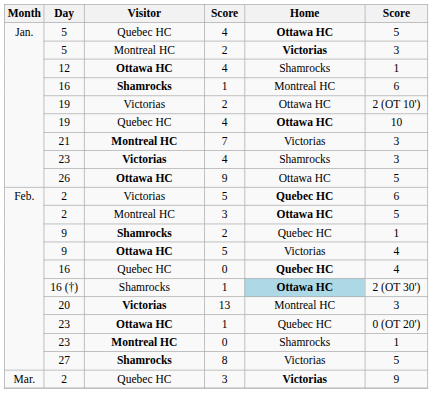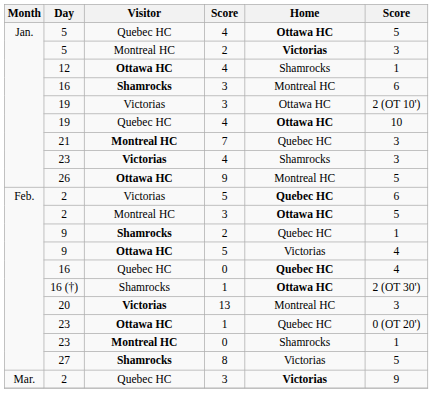(225, 86) 1 -> (225, 86) 3
(225, 104) 2 -> (225, 104) 3
(305, 141) Victorias -> (305, 141) Quebec HC
(305, 178) Ottawa HC -> (305, 178) Montreal HC
(305, 287) lightblue background -> (305, 287) no background
